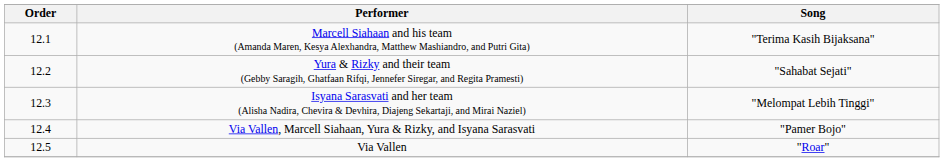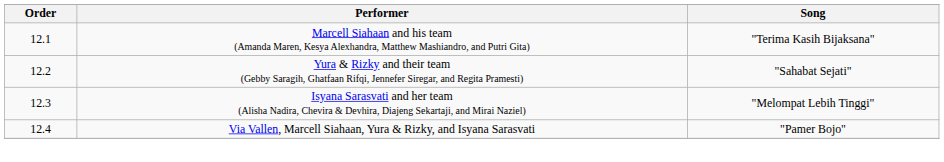- row: (382, 147)
